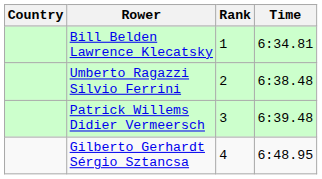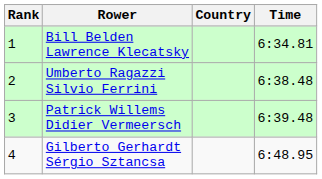columns swapped: (235, 15) <-> (36, 15)
